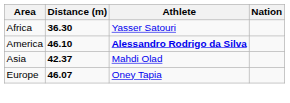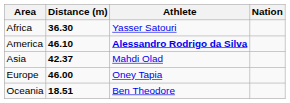(60, 75) 46.07 -> (61, 75) 46.00
+ row: (25, 91)
